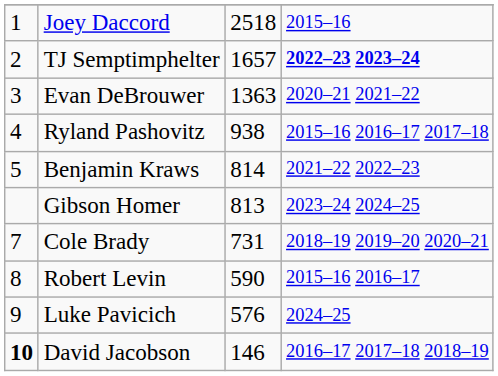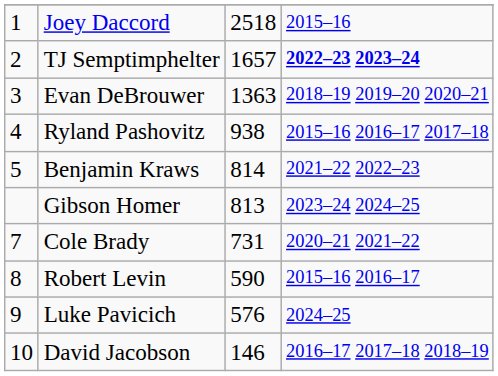(353, 95) 2020–21 2021–22 -> (387, 95) 2018–19 2019–20 2020–21
(387, 242) 2018–19 2019–20 2020–21 -> (353, 242) 2020–21 2021–22
(22, 351) bold -> (22, 351) normal
